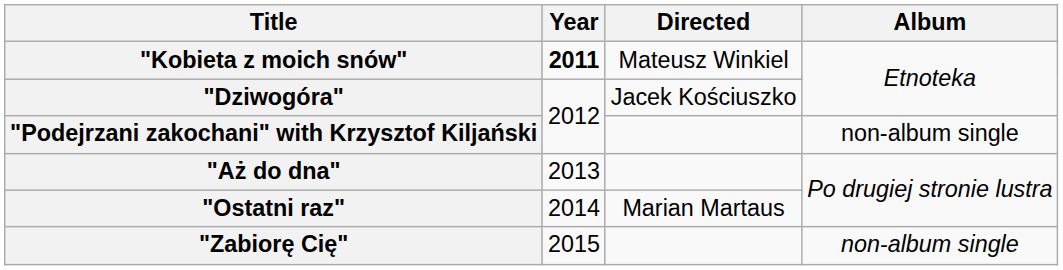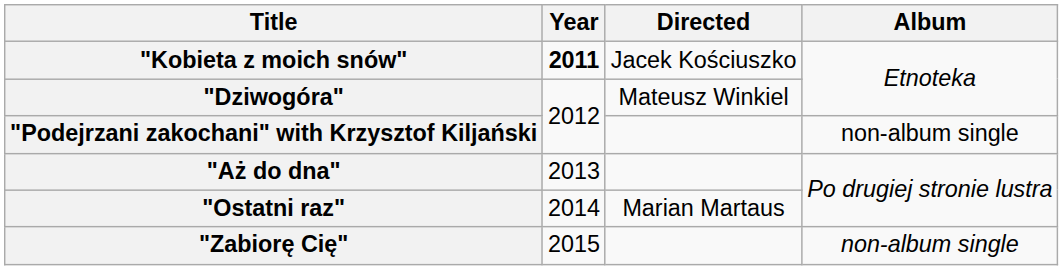(704, 60) Mateusz Winkiel -> (704, 60) Jacek Kościuszko
(704, 97) Jacek Kościuszko -> (704, 97) Mateusz Winkiel
